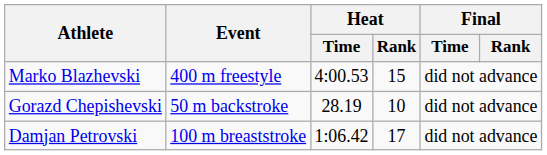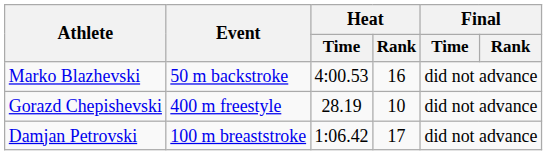(226, 76) 400 m freestyle -> (229, 76) 50 m backstroke
(396, 76) 15 -> (396, 76) 16
(229, 106) 50 m backstroke -> (226, 106) 400 m freestyle
